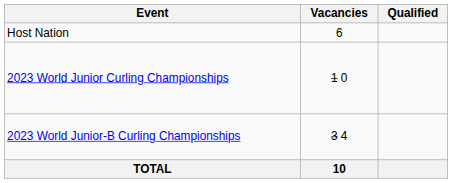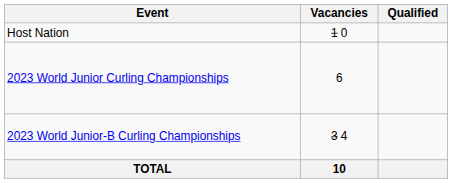(339, 32) 6 -> (339, 32) 1 0
(339, 78) 1 0 -> (339, 78) 6
